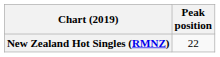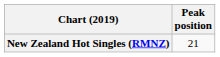(193, 43) 22 -> (193, 43) 21
